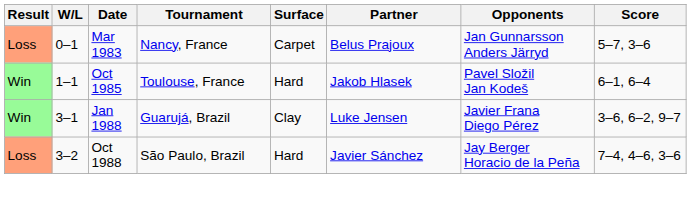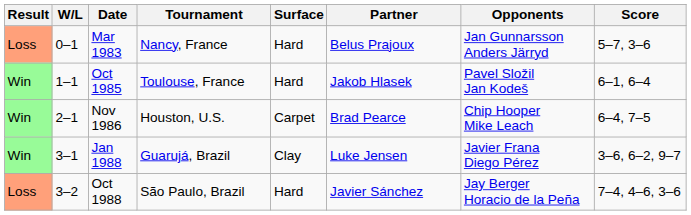(294, 44) Carpet -> (289, 44) Hard
+ row: (107, 118)
